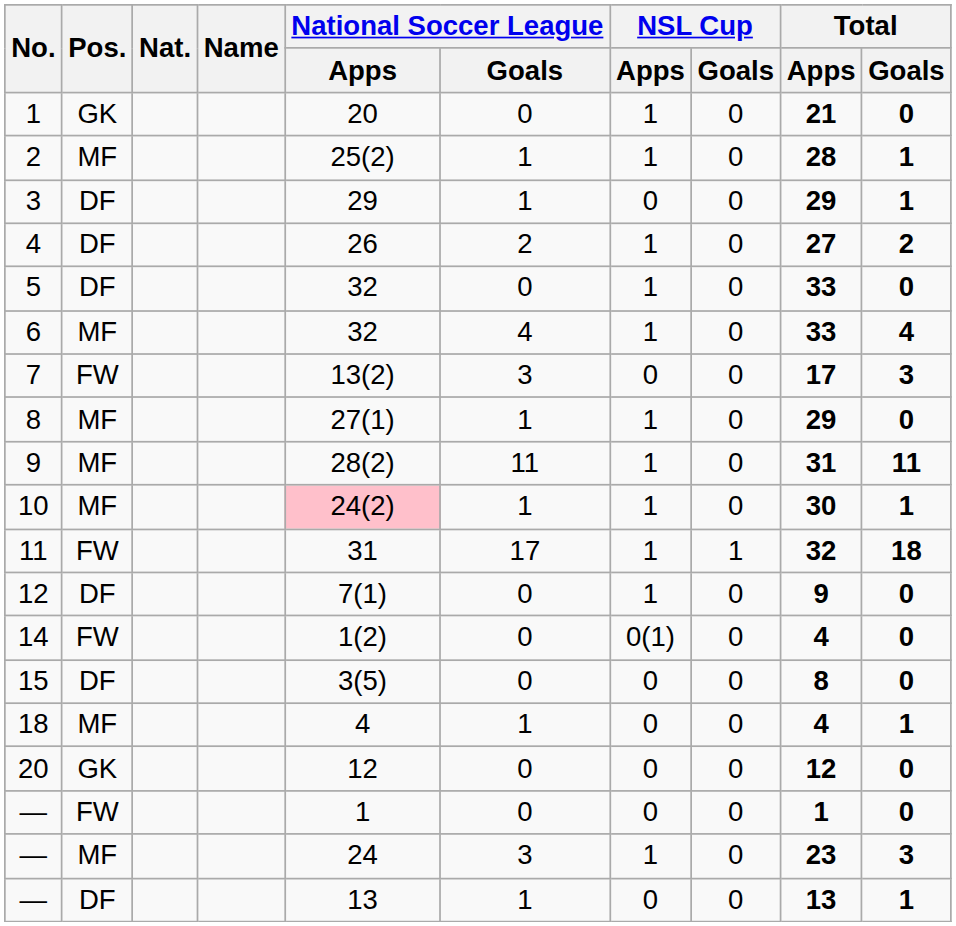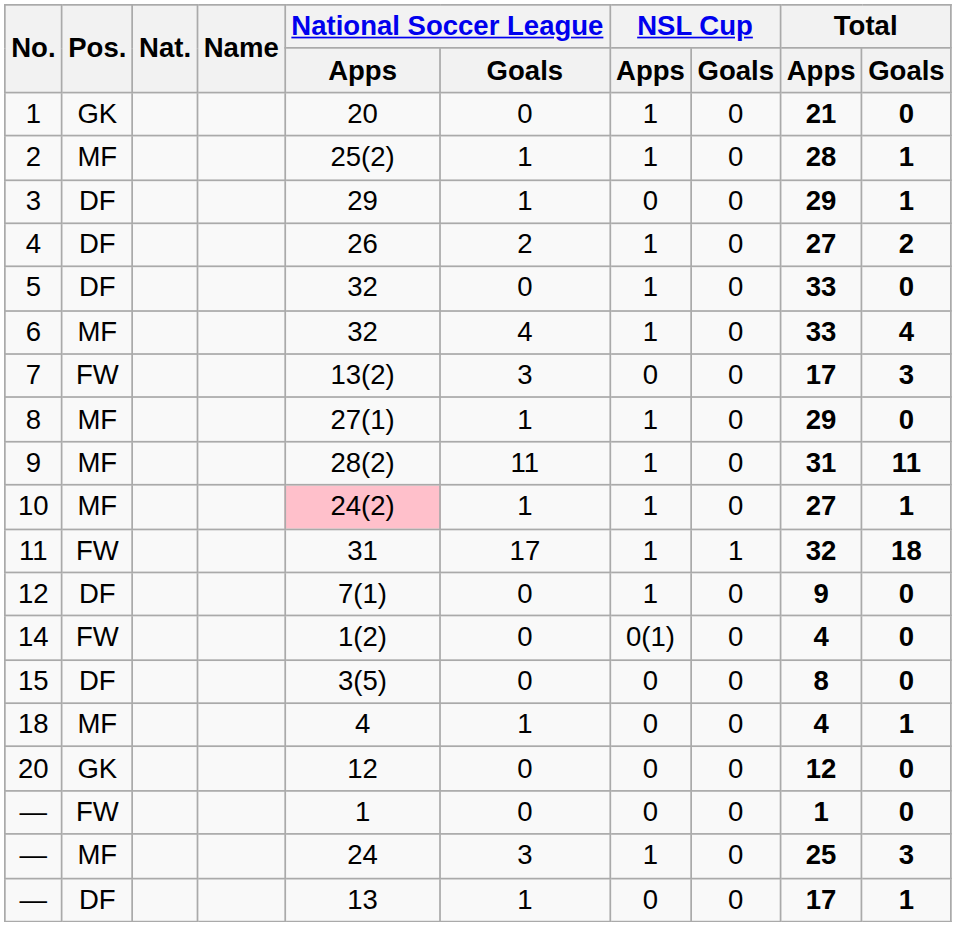(821, 506) 30 -> (821, 506) 27
(821, 855) 23 -> (821, 855) 25
(821, 899) 13 -> (821, 899) 17
